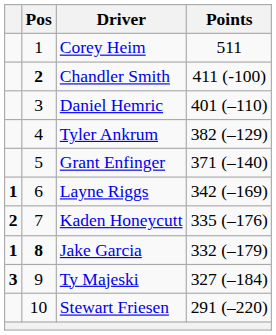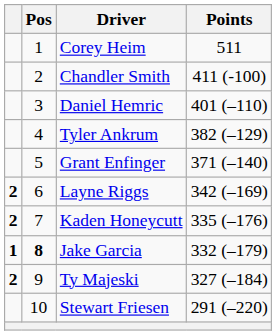(39, 76) bold -> (39, 76) normal
(13, 192) 1 -> (13, 192) 2
(13, 278) 3 -> (13, 278) 2
